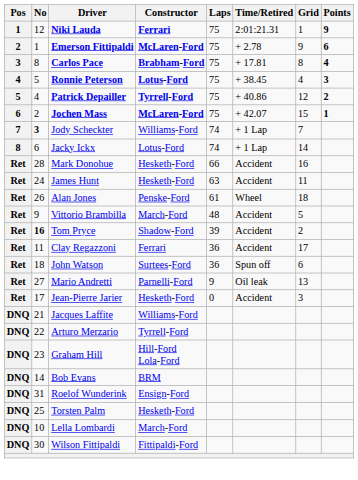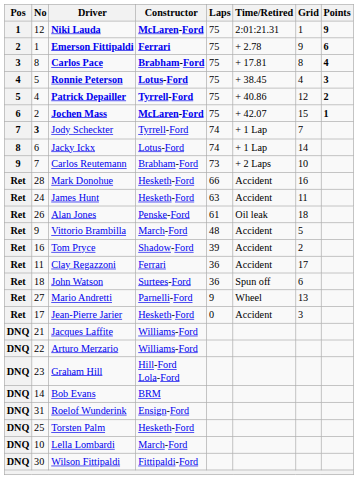(154, 29) Ferrari -> (171, 29) McLaren-Ford
(171, 46) McLaren-Ford -> (154, 46) Ferrari
(168, 130) Williams-Ford -> (163, 130) Tyrrell-Ford
+ row: (89, 164)
(249, 197) Wheel -> (252, 214) Oil leak
(39, 231) bold -> (39, 248) normal
(252, 281) Oil leak -> (249, 298) Wheel
(163, 332) Tyrrell-Ford -> (168, 348) Williams-Ford
